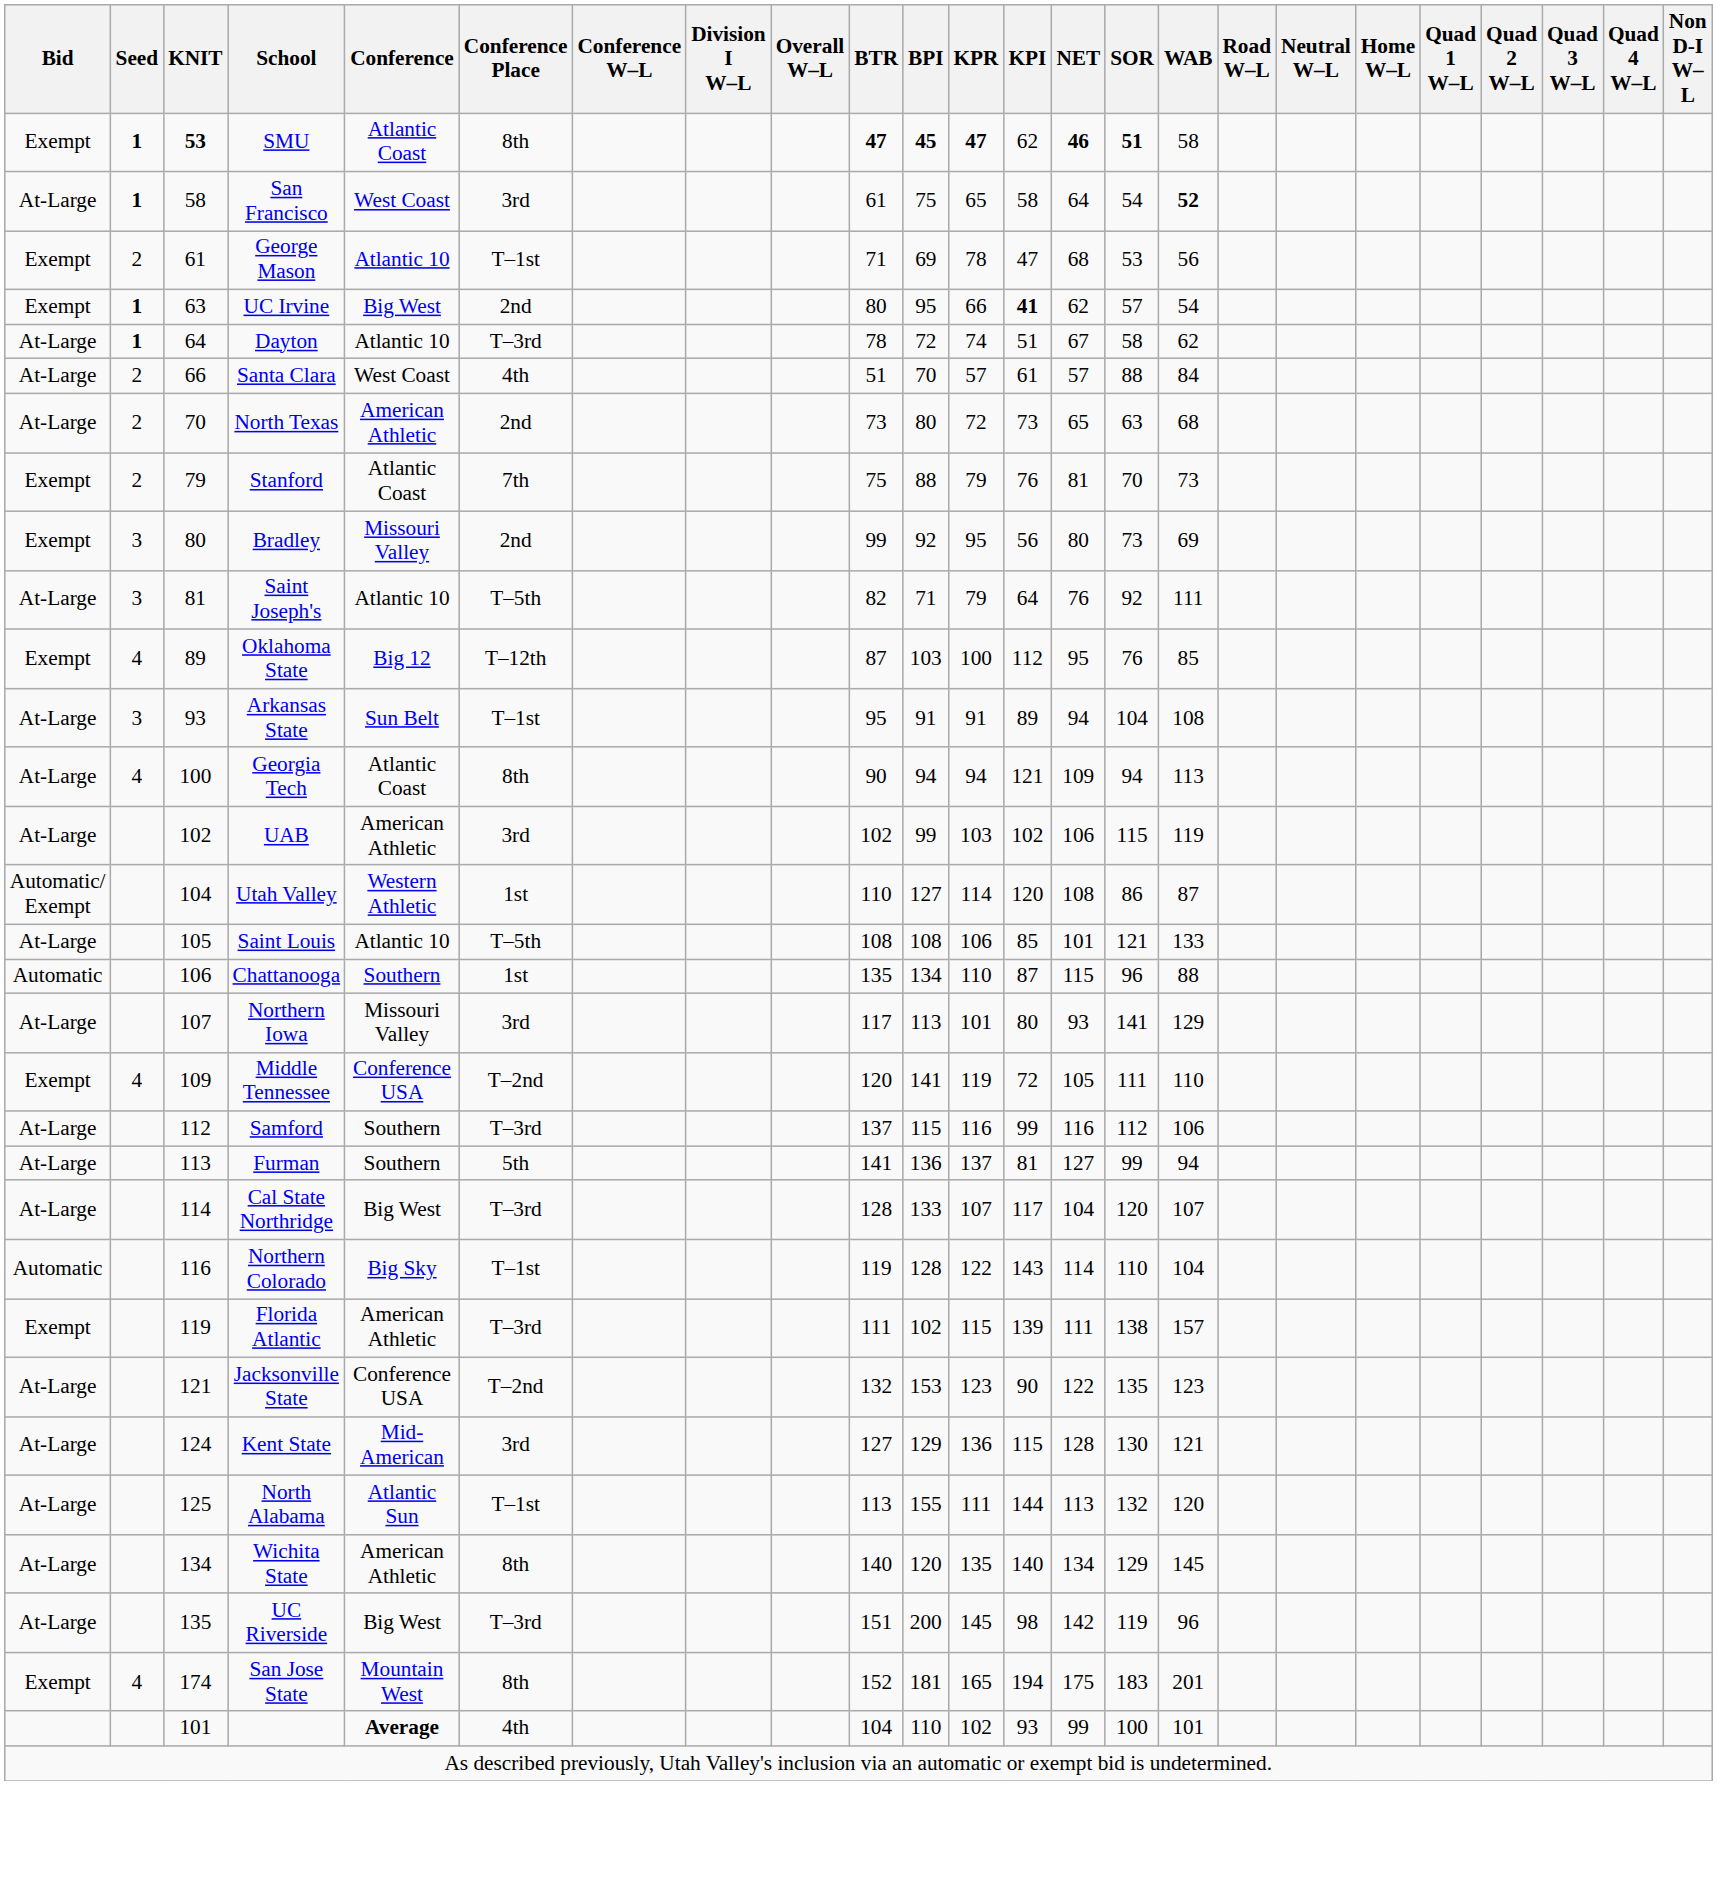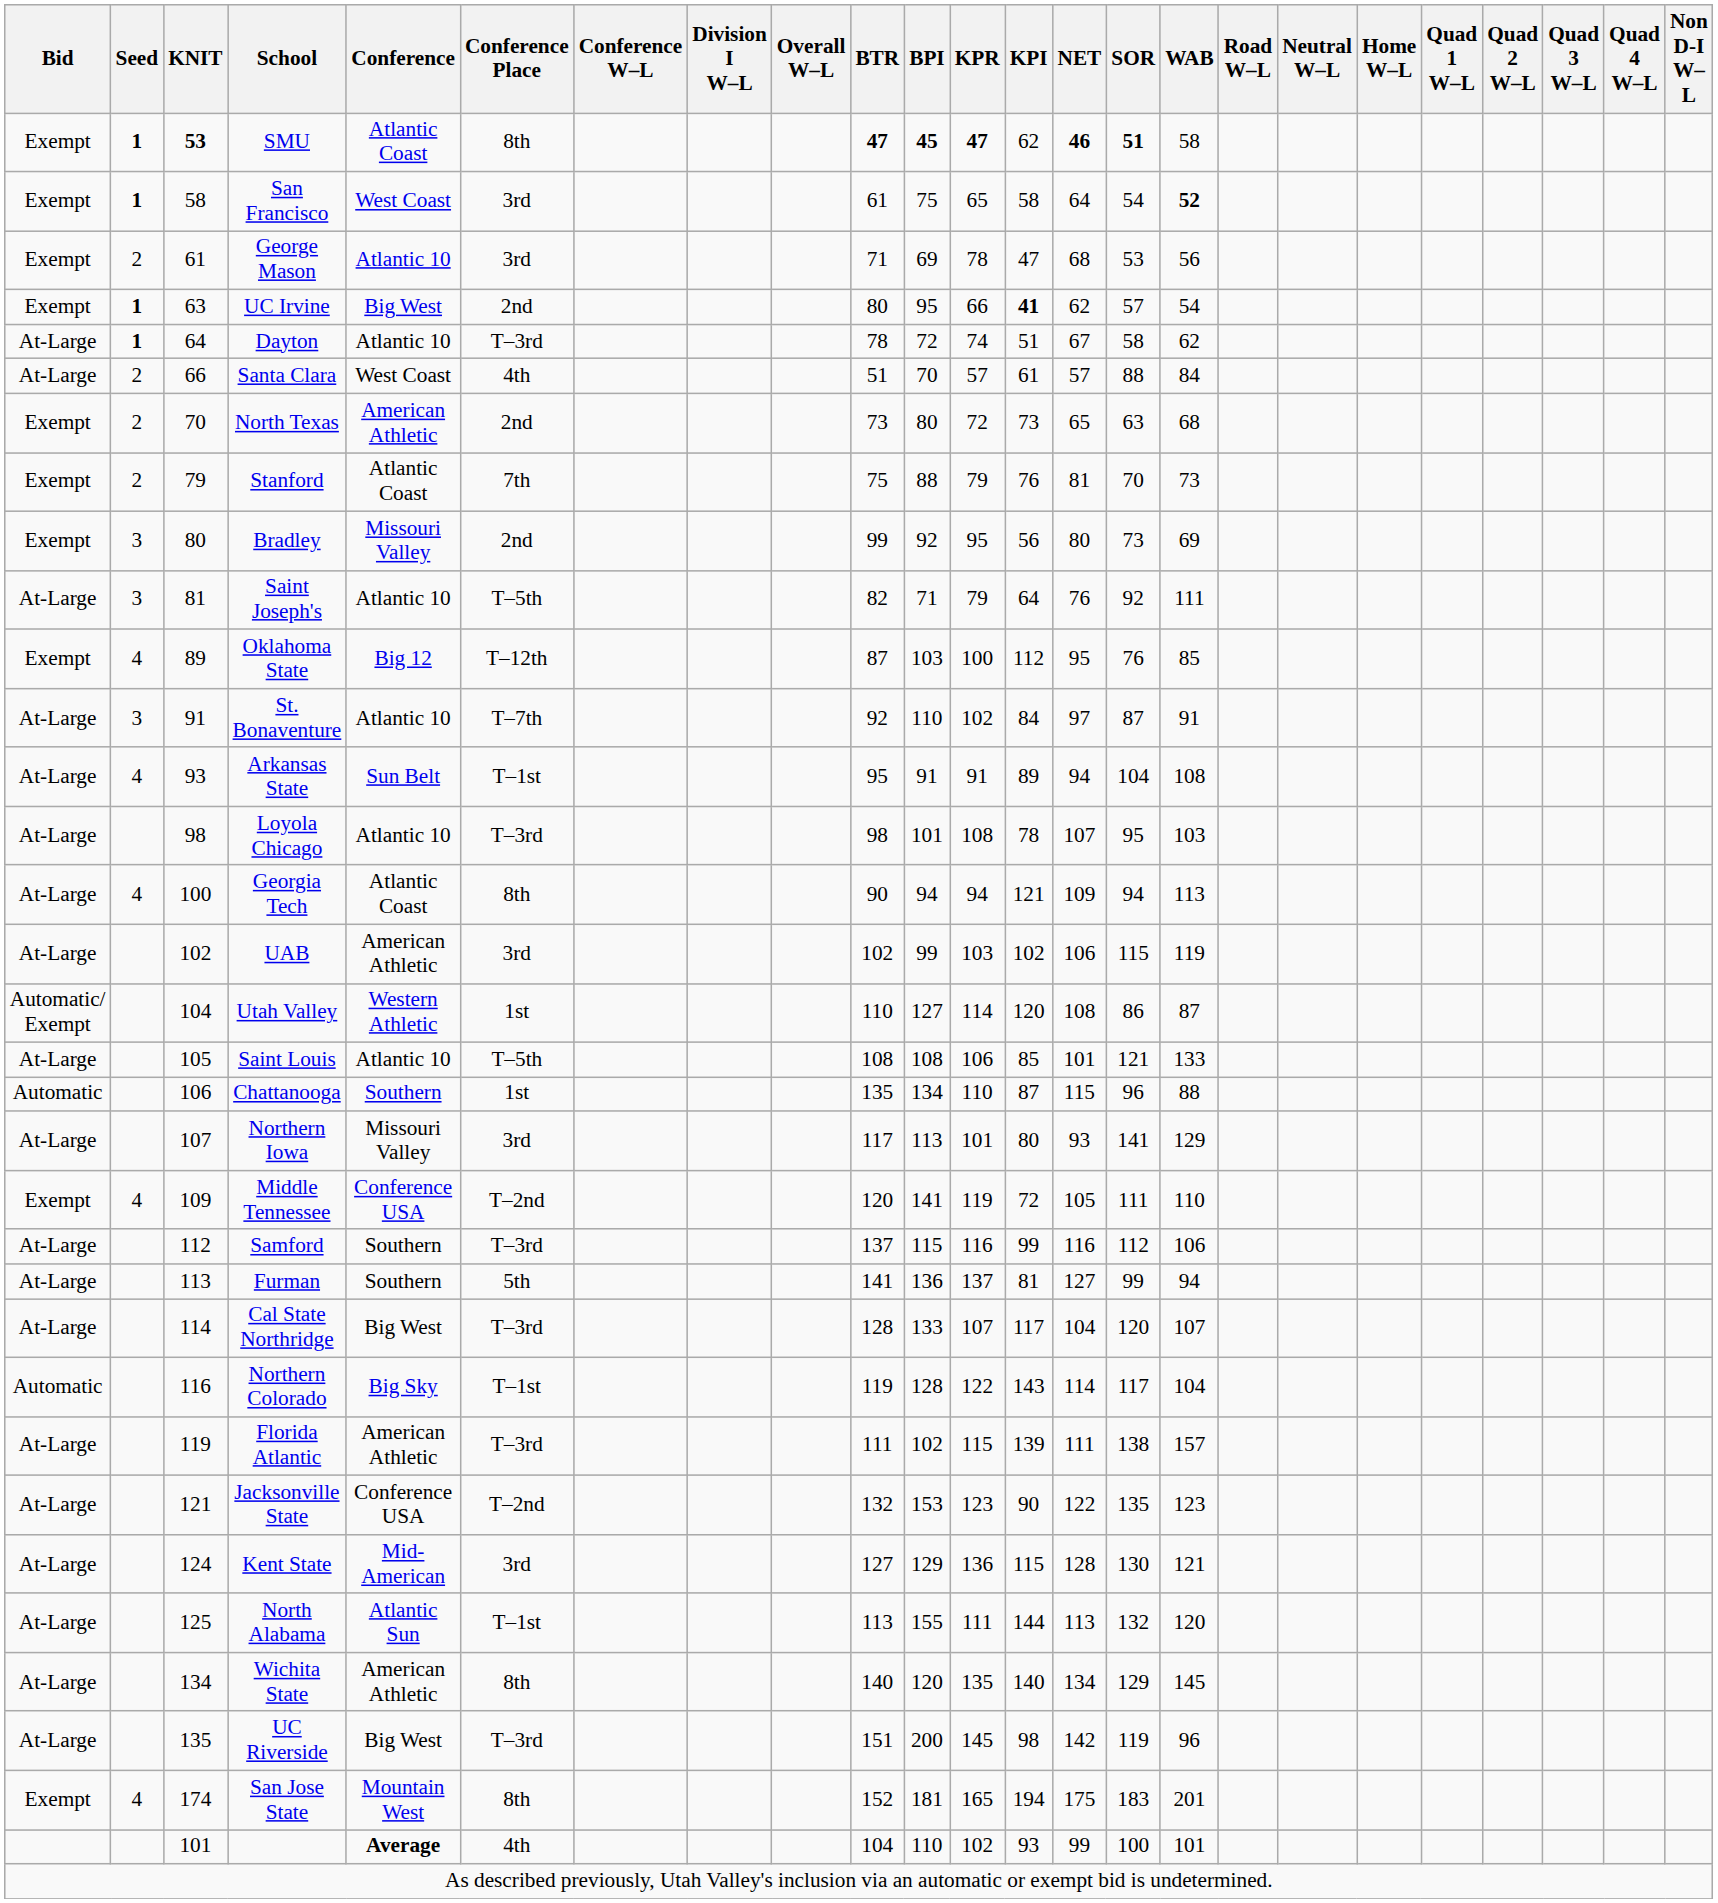(58, 200) At-Large -> (58, 200) Exempt
(516, 259) T–1st -> (517, 259) 3rd
(58, 422) At-Large -> (58, 422) Exempt
+ row: (287, 717)
(137, 717) 3 -> (137, 776) 4
+ row: (287, 835)
(1132, 1268) 110 -> (1133, 1386) 117
(58, 1327) Exempt -> (58, 1445) At-Large
